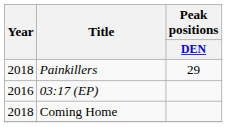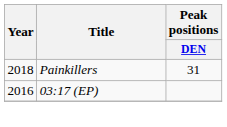(194, 69) 29 -> (194, 69) 31
- row: (79, 111)
